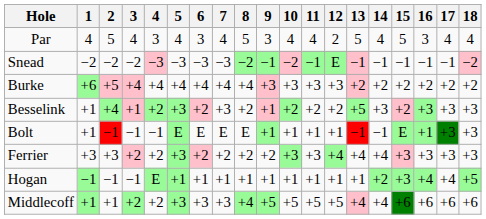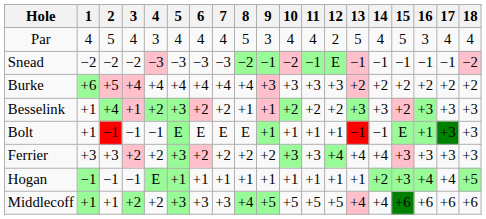(201, 39) 3 -> (201, 39) 4
(223, 109) +3 -> (223, 109) +2
(246, 109) +2 -> (246, 109) +1
(358, 109) +5 -> (358, 109) +3
